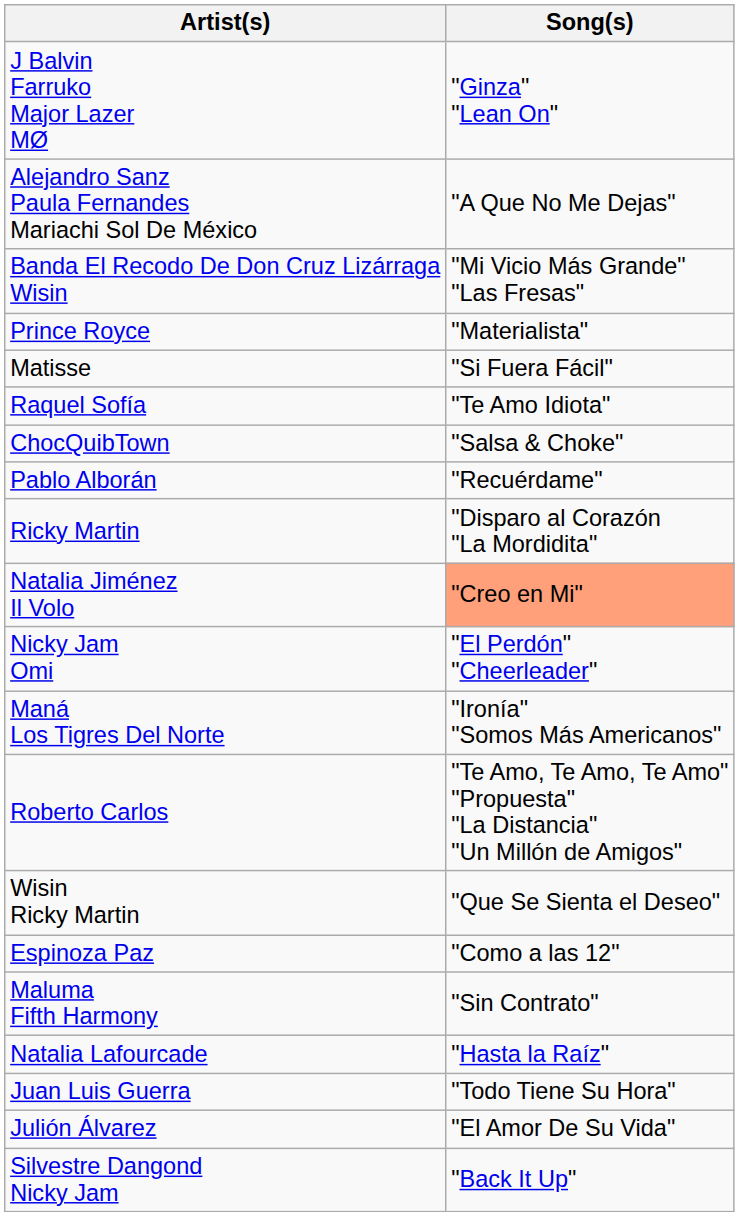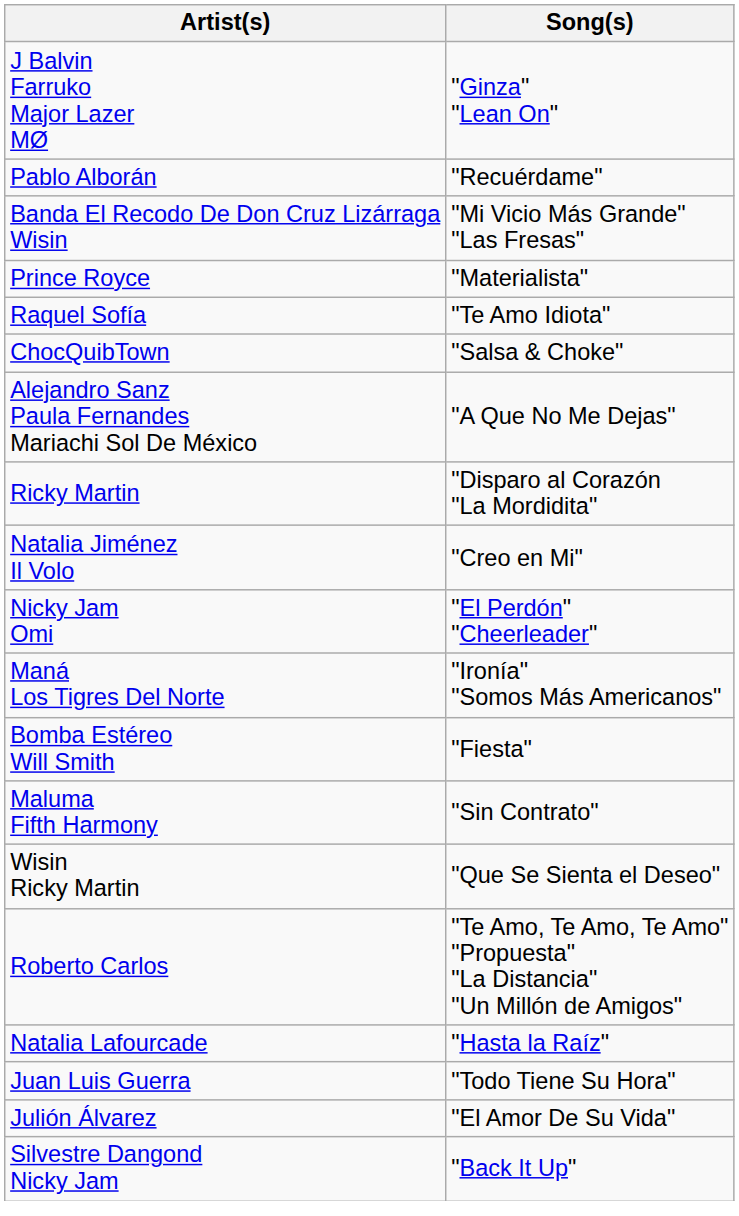rows swapped: (134, 203) <-> (83, 480)
- row: (51, 368)
(517, 594) lightsalmon background -> (517, 557) no background
+ row: (91, 748)
rows swapped: (89, 812) <-> (84, 1003)
- row: (82, 953)
